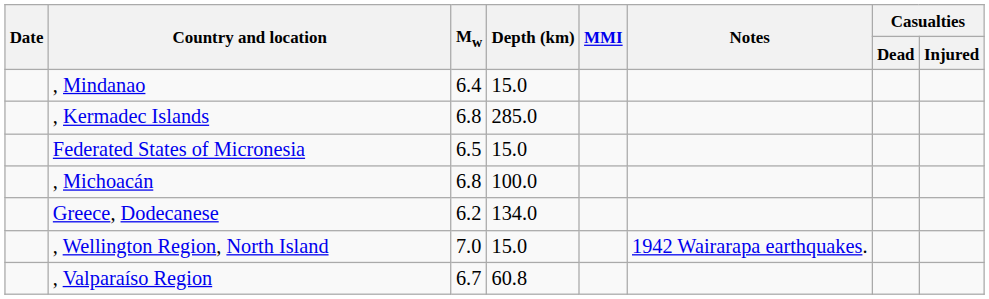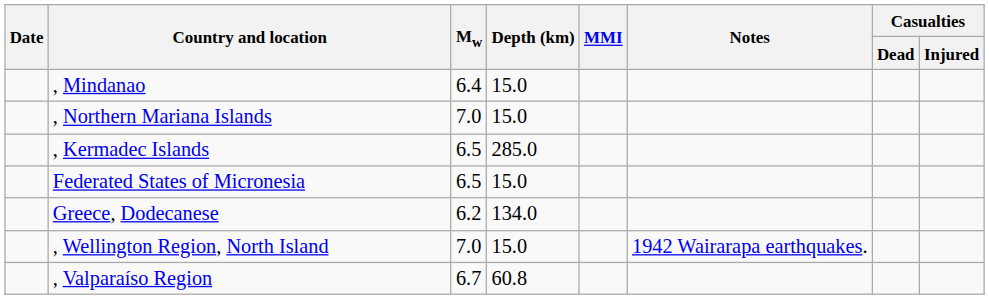+ row: (162, 117)
(469, 117) 6.8 -> (469, 149) 6.5
- row: (103, 181)
